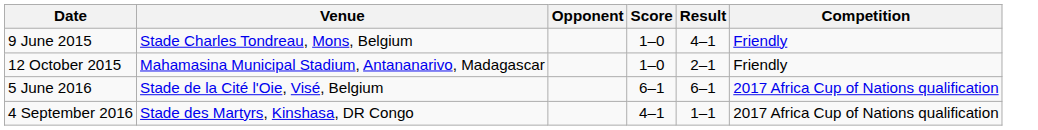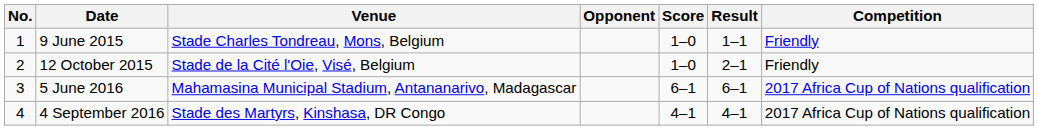+ column: (20, 16)
(703, 40) 4–1 -> (735, 40) 1–1
(342, 64) Mahamasina Municipal Stadium, Antananarivo, Madagascar -> (293, 64) Stade de la Cité l'Oie, Visé, Belgium
(262, 88) Stade de la Cité l'Oie, Visé, Belgium -> (374, 88) Mahamasina Municipal Stadium, Antananarivo, Madagascar
(703, 112) 1–1 -> (735, 112) 4–1
